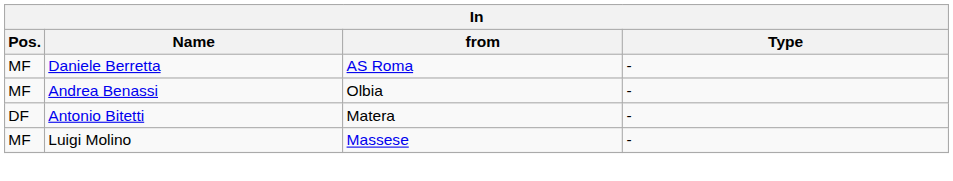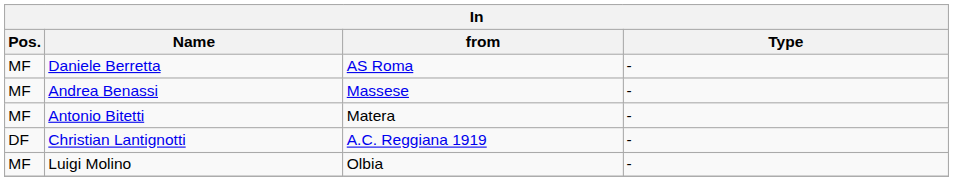(365, 91) Olbia -> (378, 91) Massese
(19, 115) DF -> (19, 115) MF
+ row: (117, 140)
(378, 140) Massese -> (365, 165) Olbia
